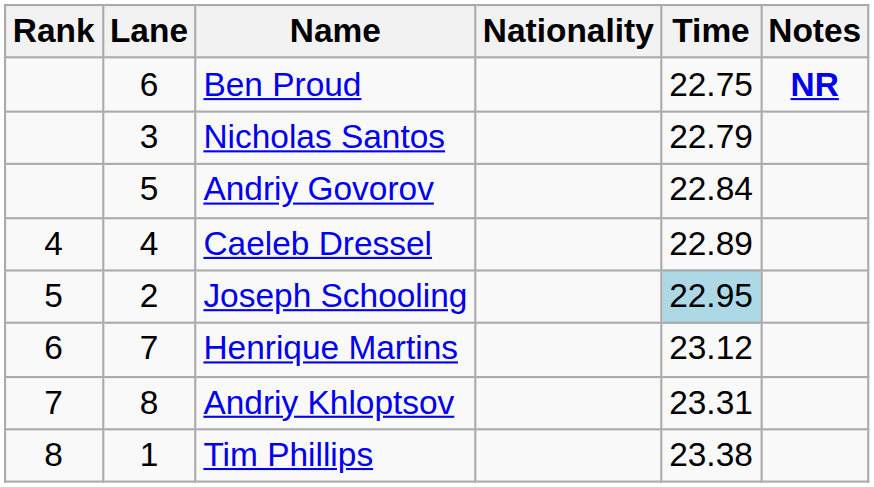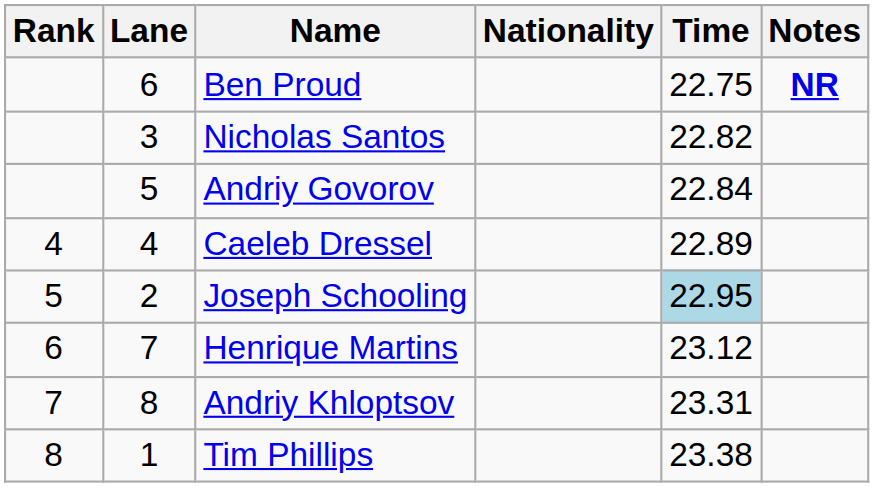(711, 137) 22.79 -> (711, 137) 22.82
